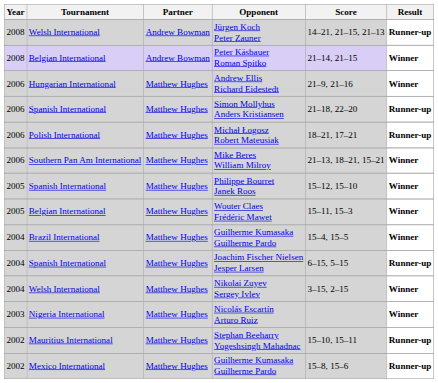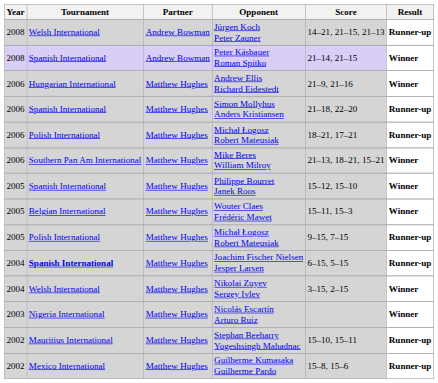(67, 58) Belgian International -> (67, 58) Spanish International
+ row: (16, 238)
- row: (16, 238)
(67, 263) normal -> (71, 263) bold
